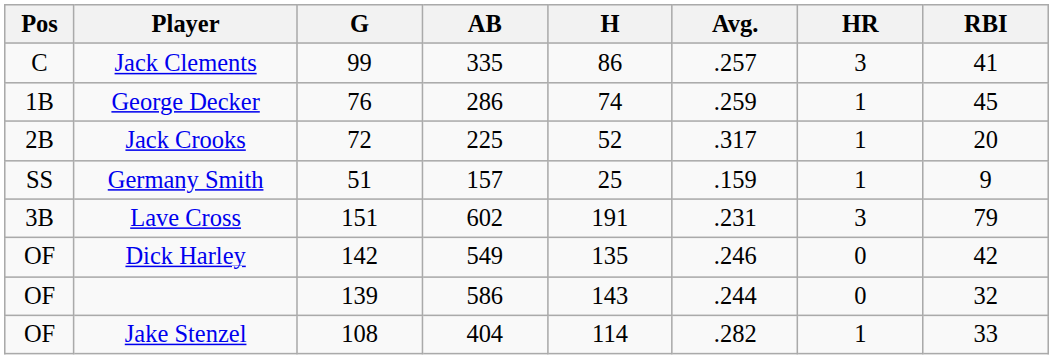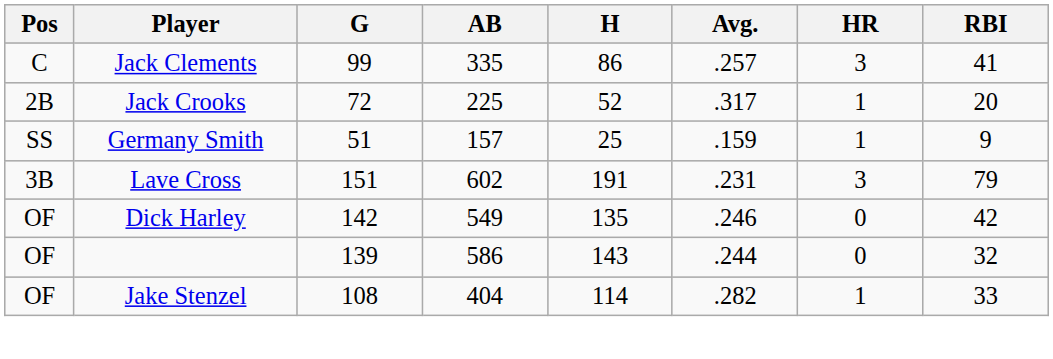- row: (186, 101)
